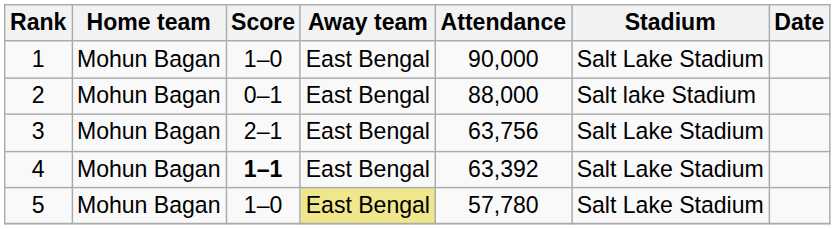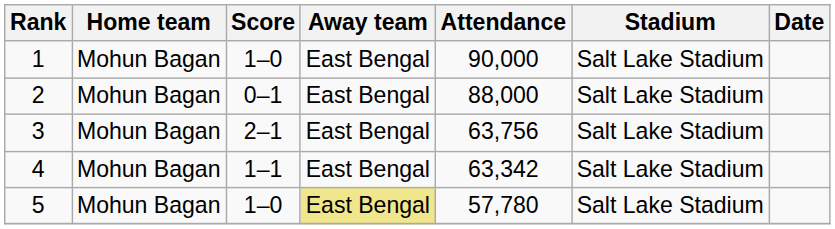(666, 95) Salt lake Stadium -> (670, 95) Salt Lake Stadium
(263, 168) bold -> (263, 168) normal
(503, 168) 63,392 -> (503, 168) 63,342
